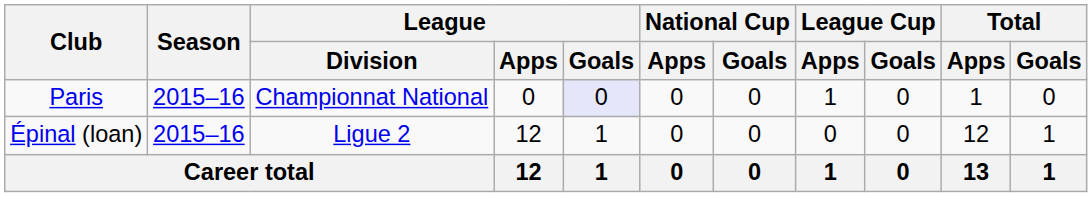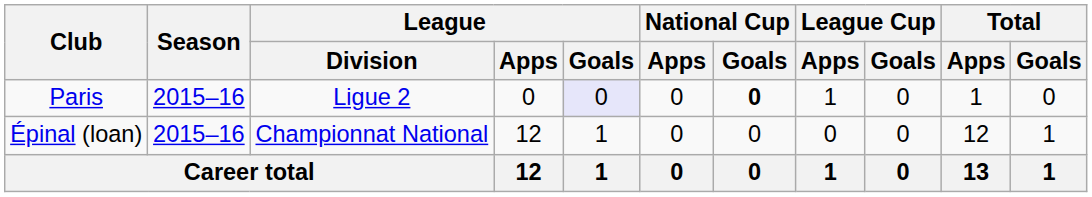(372, 97) Championnat National -> (372, 97) Ligue 2
(755, 97) normal -> (755, 97) bold
(372, 135) Ligue 2 -> (372, 135) Championnat National
